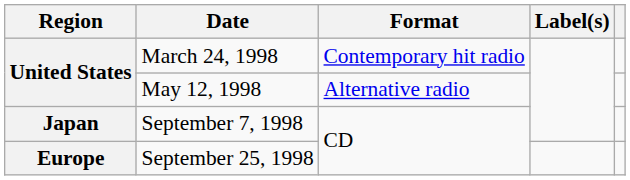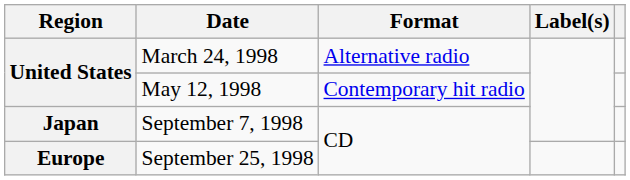(424, 55) Contemporary hit radio -> (396, 55) Alternative radio
(396, 89) Alternative radio -> (424, 89) Contemporary hit radio
